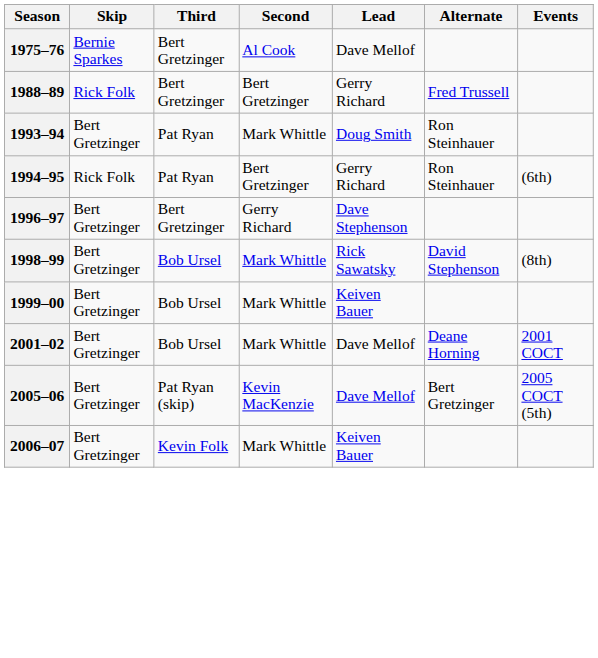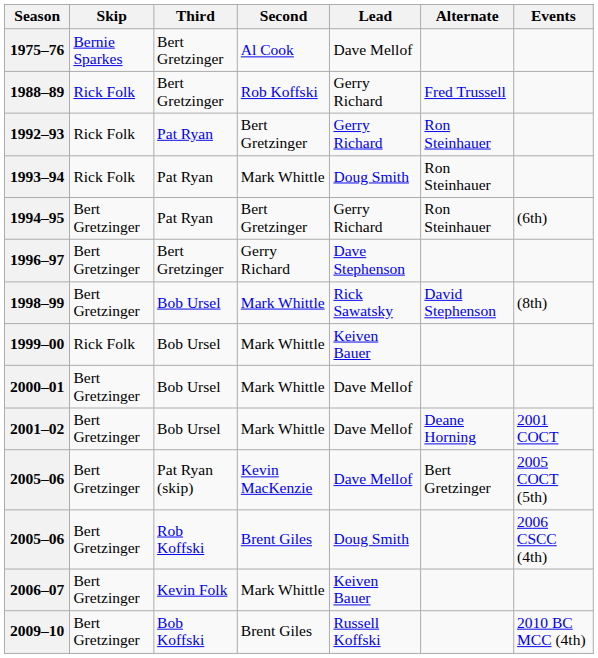(275, 92) Bert Gretzinger -> (279, 92) Rob Koffski
+ row: (37, 134)
(107, 134) Bert Gretzinger -> (104, 176) Rick Folk
(104, 176) Rick Folk -> (107, 218) Bert Gretzinger
(107, 302) Bert Gretzinger -> (104, 344) Rick Folk
+ row: (37, 386)
+ row: (37, 539)
+ row: (37, 632)
